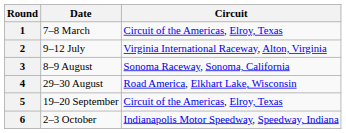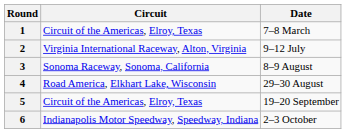columns swapped: (231, 12) <-> (81, 12)
